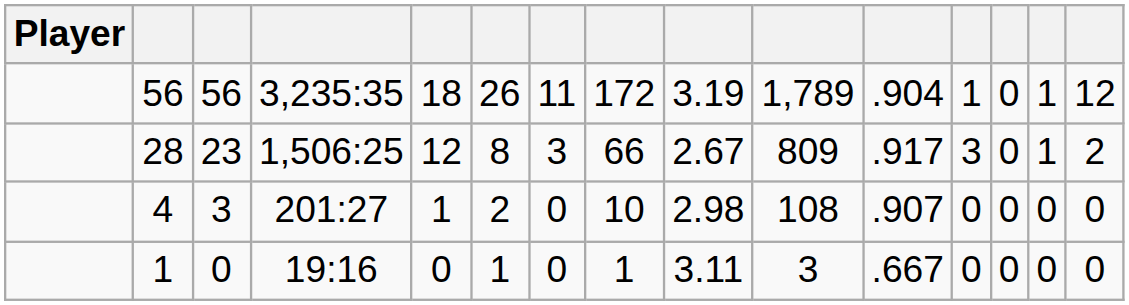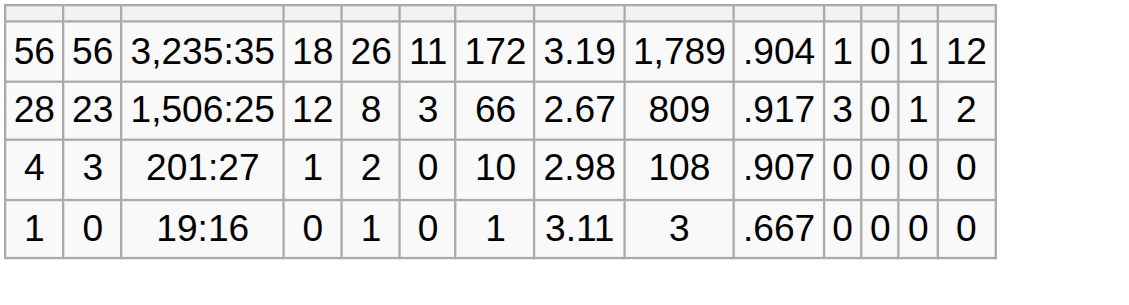- column: (69, 33)
